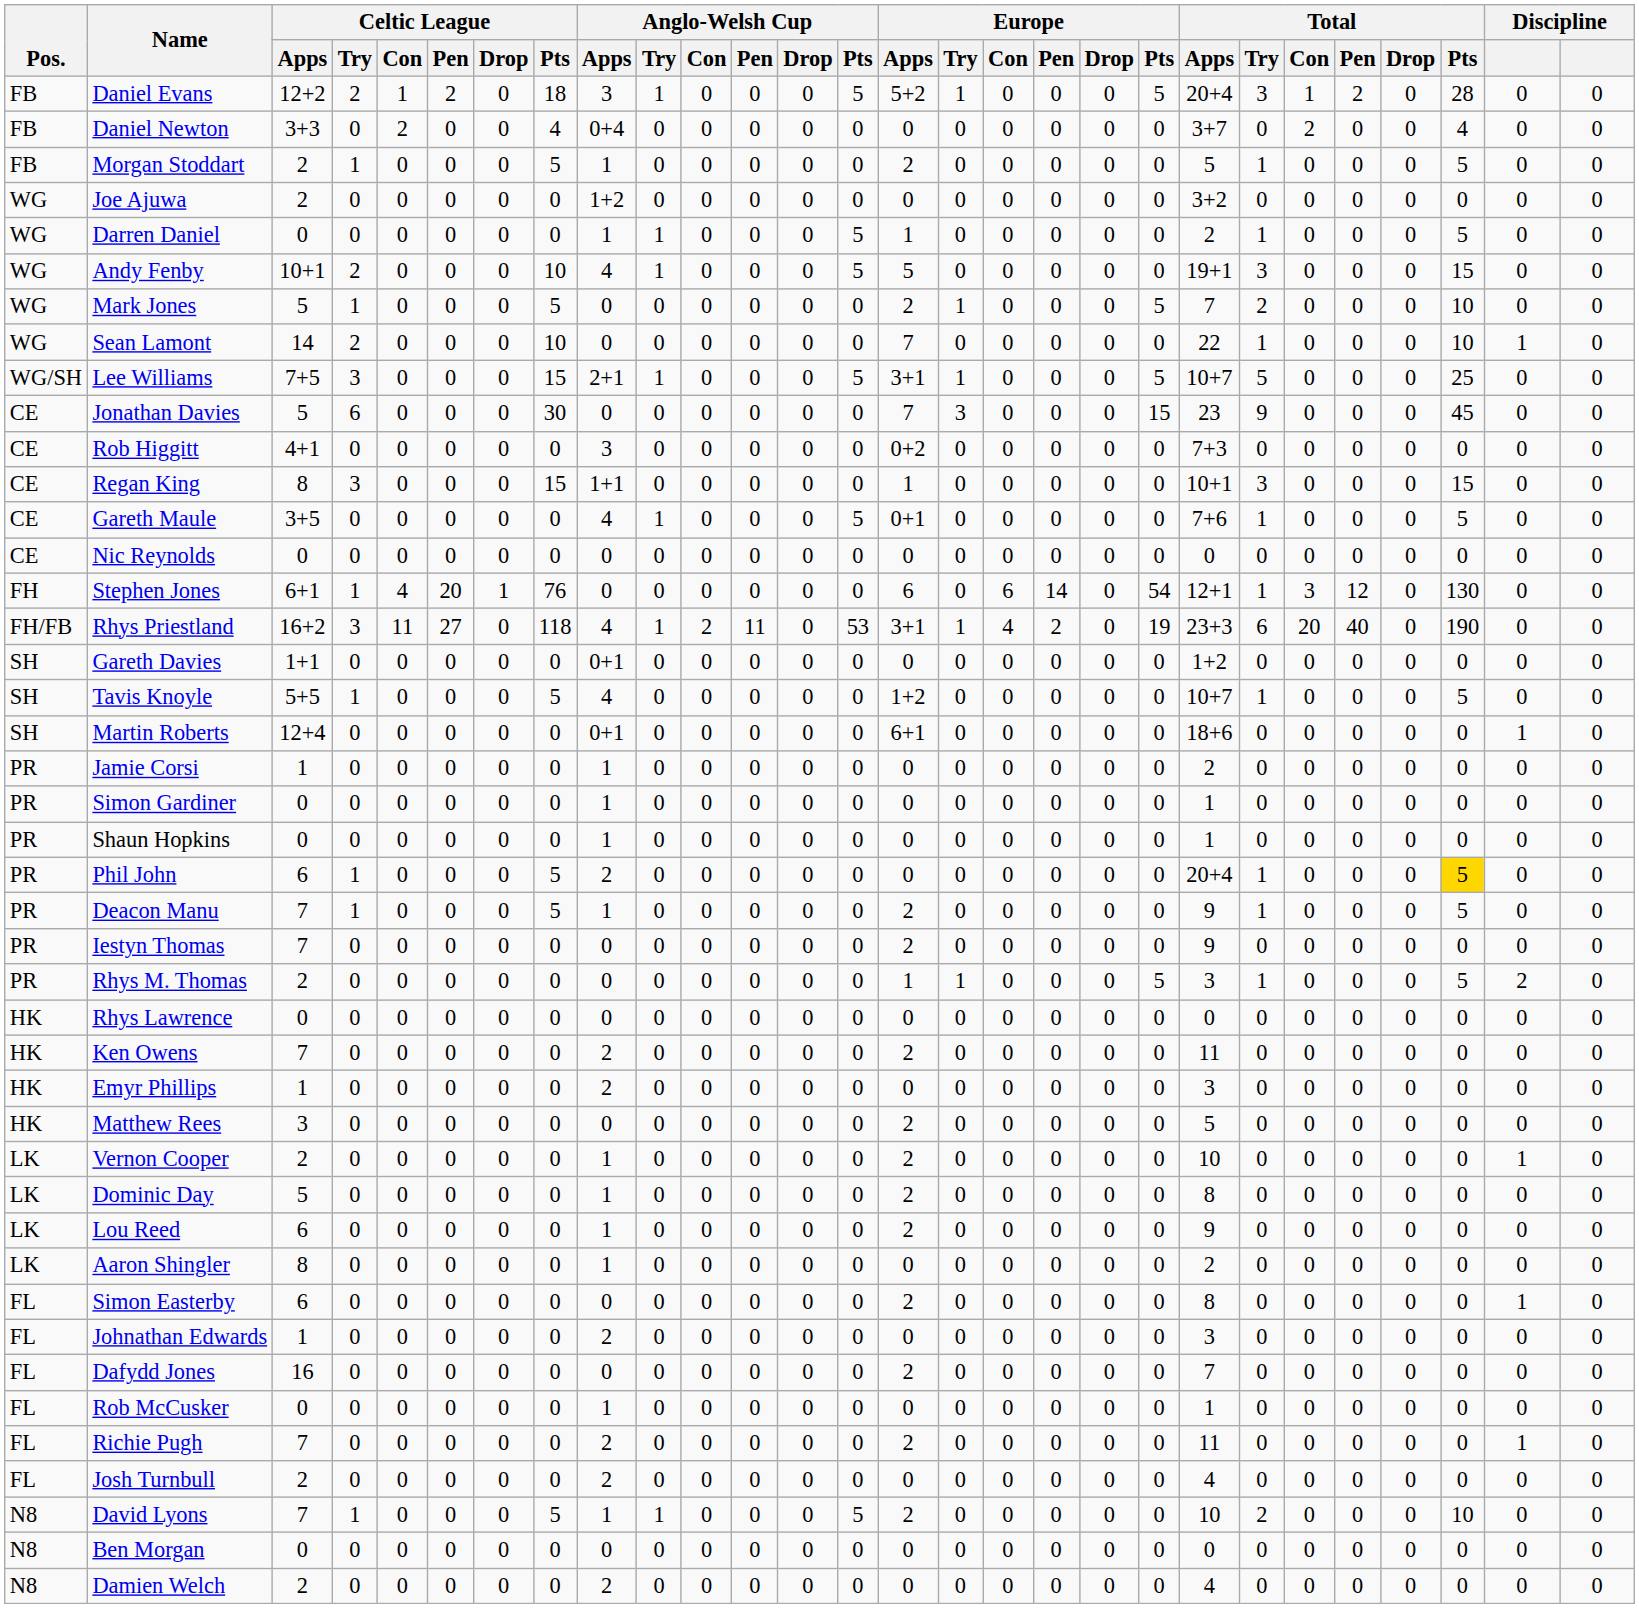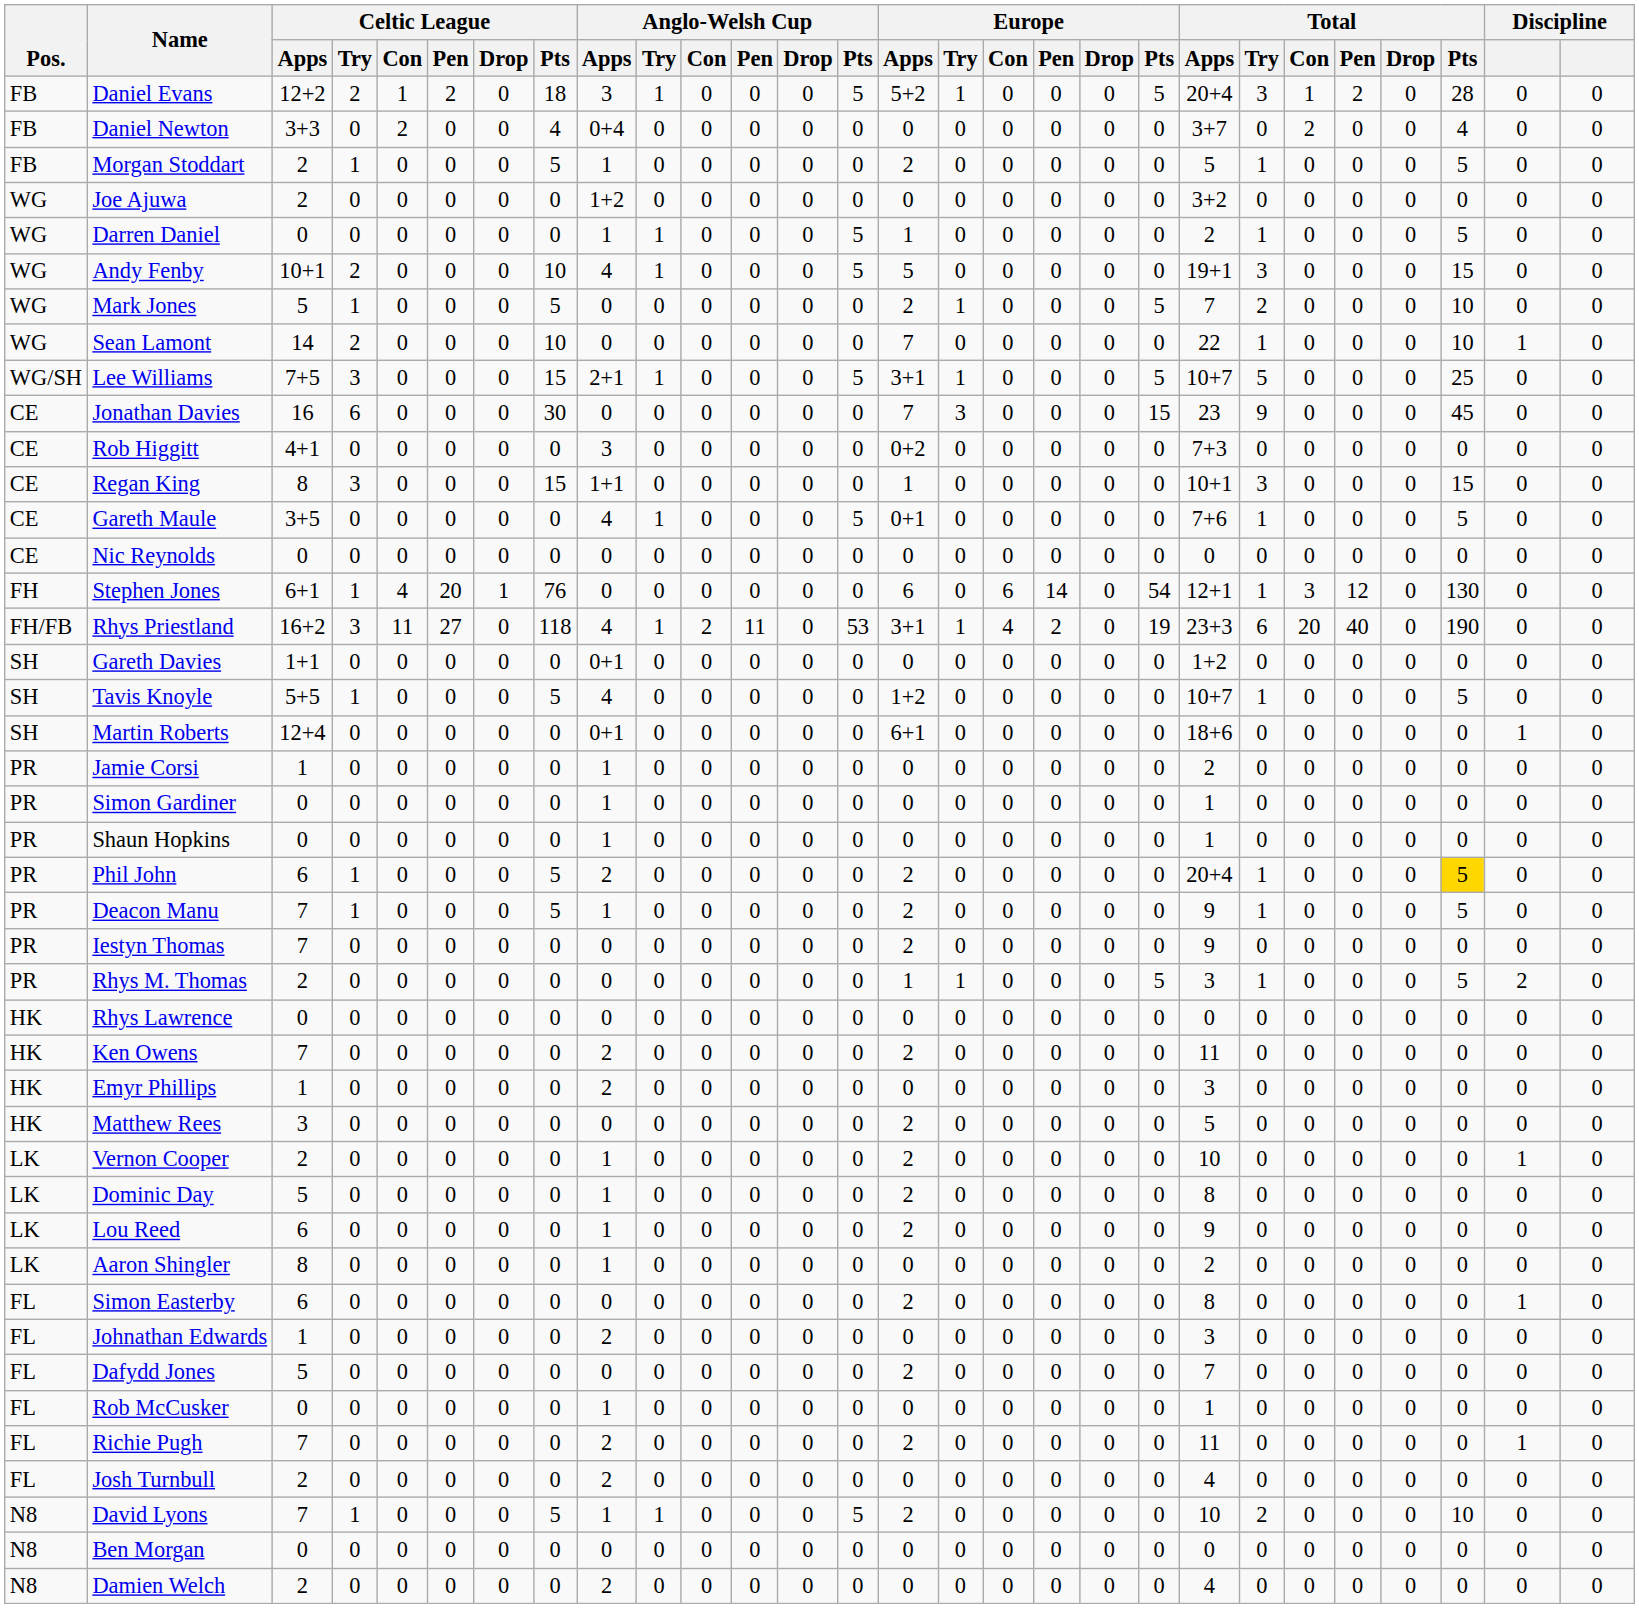(302, 413) 5 -> (302, 413) 16
(908, 874) 0 -> (908, 874) 2
(302, 1372) 16 -> (302, 1372) 5
